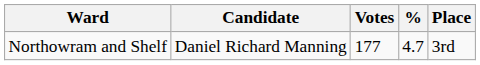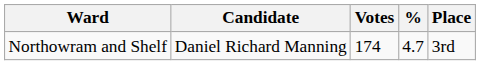(368, 45) 177 -> (368, 45) 174
